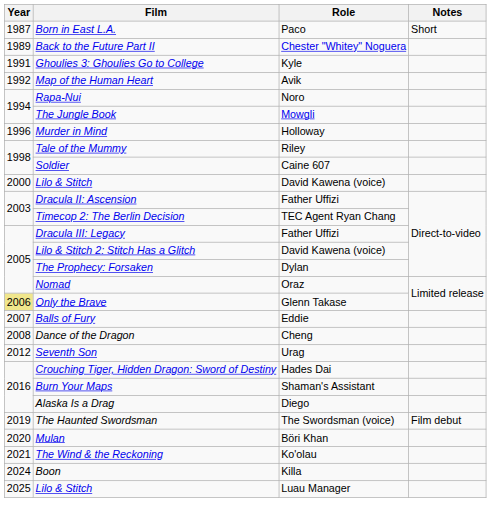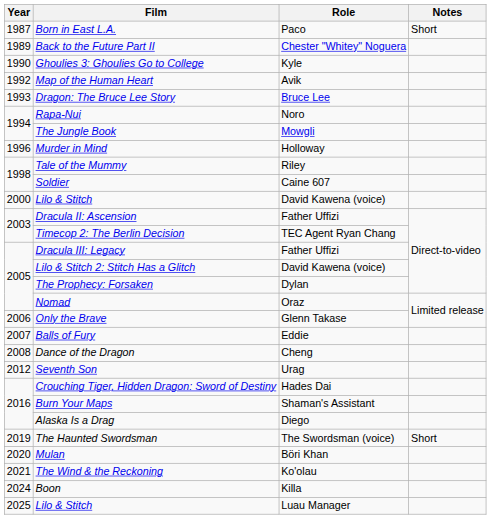(19, 64) 1991 -> (19, 64) 1990
+ row: (105, 98)
(19, 302) khaki background -> (19, 319) no background
(436, 421) Film debut -> (424, 438) Short
